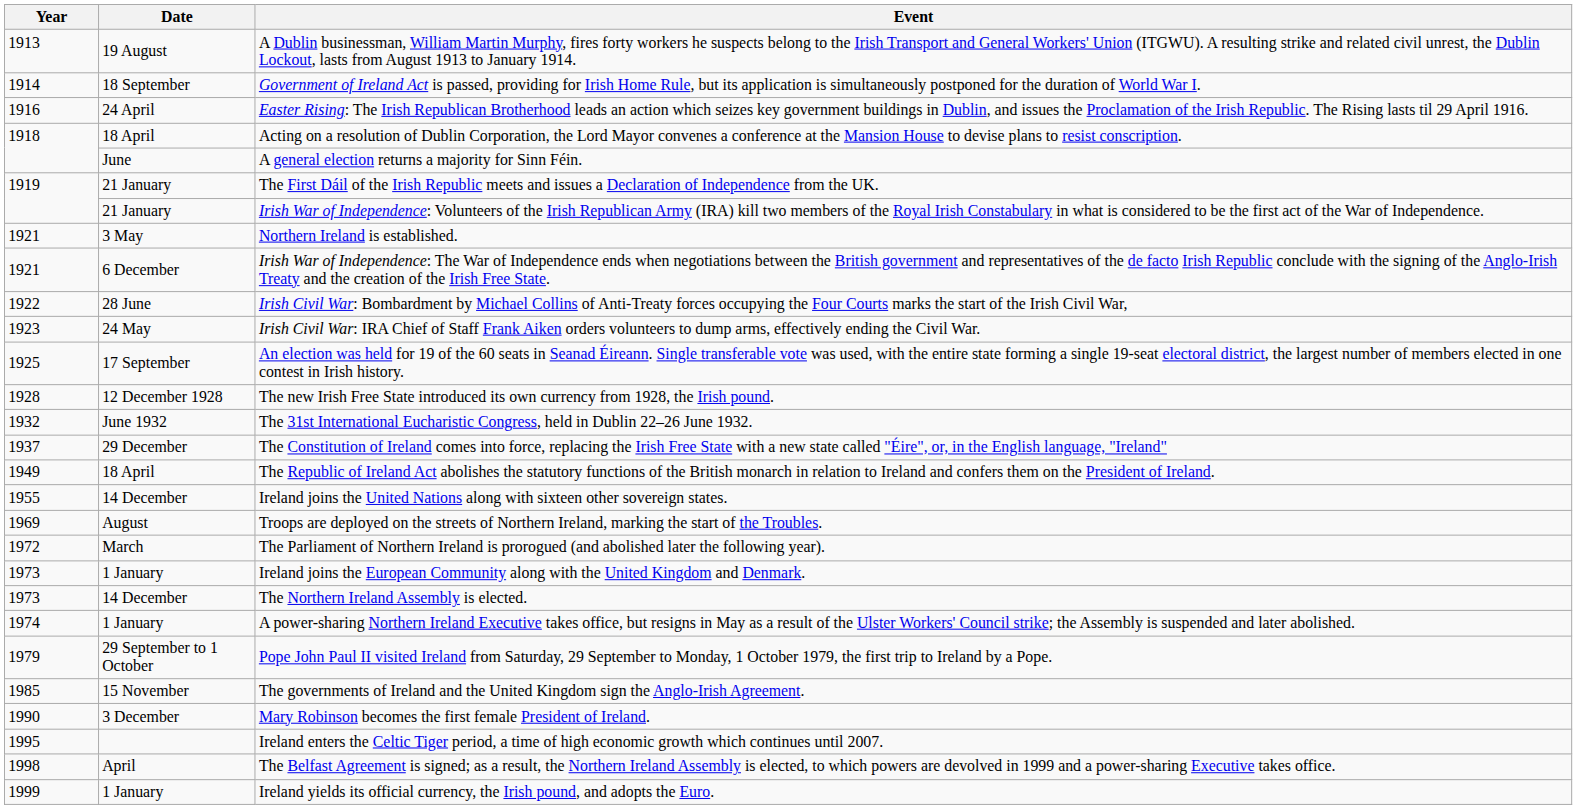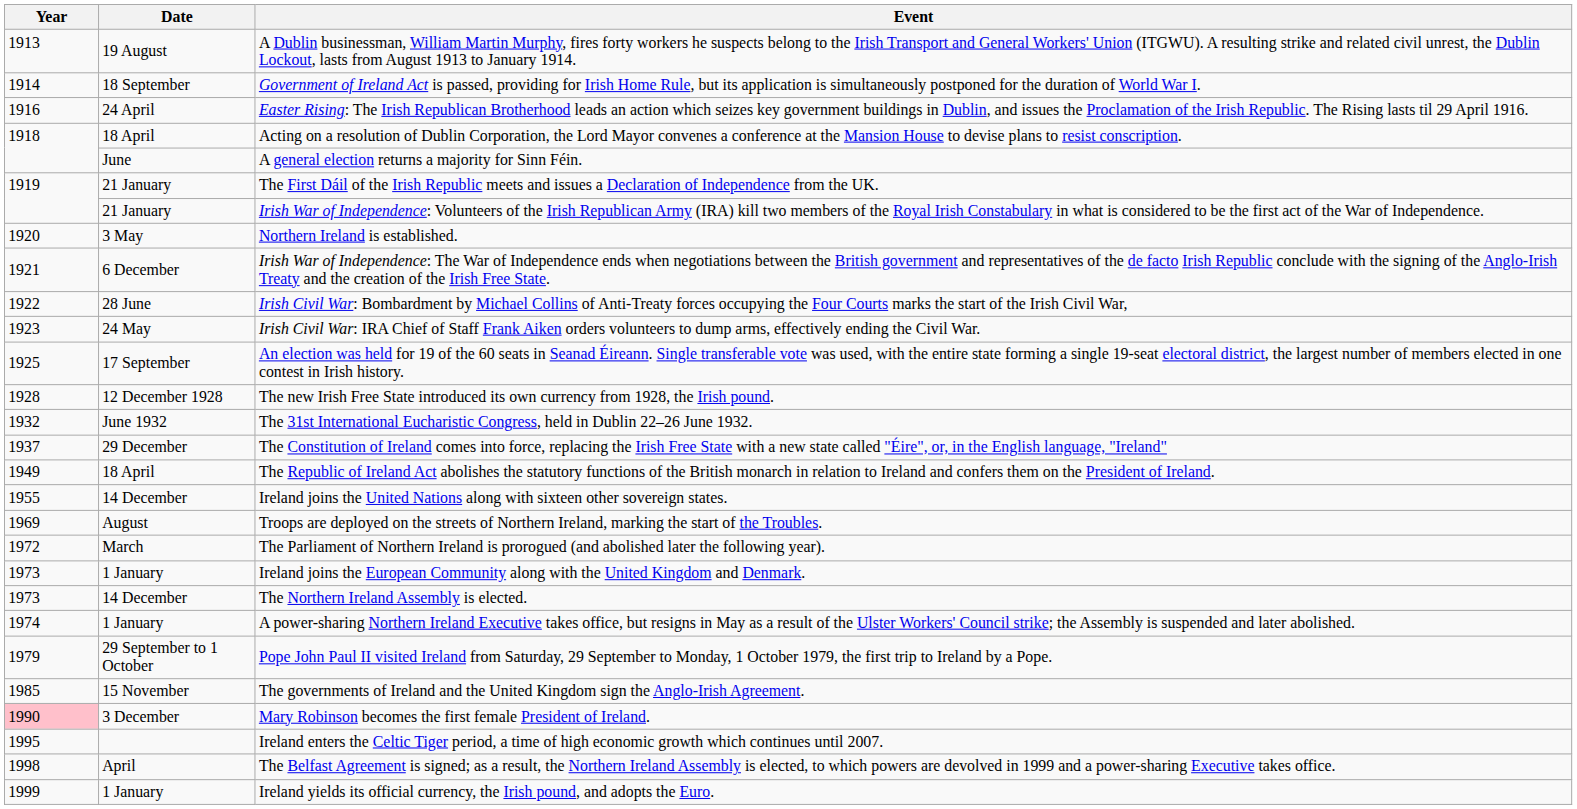(24, 235) 1921 -> (24, 235) 1920
(24, 716) no background -> (24, 716) pink background
